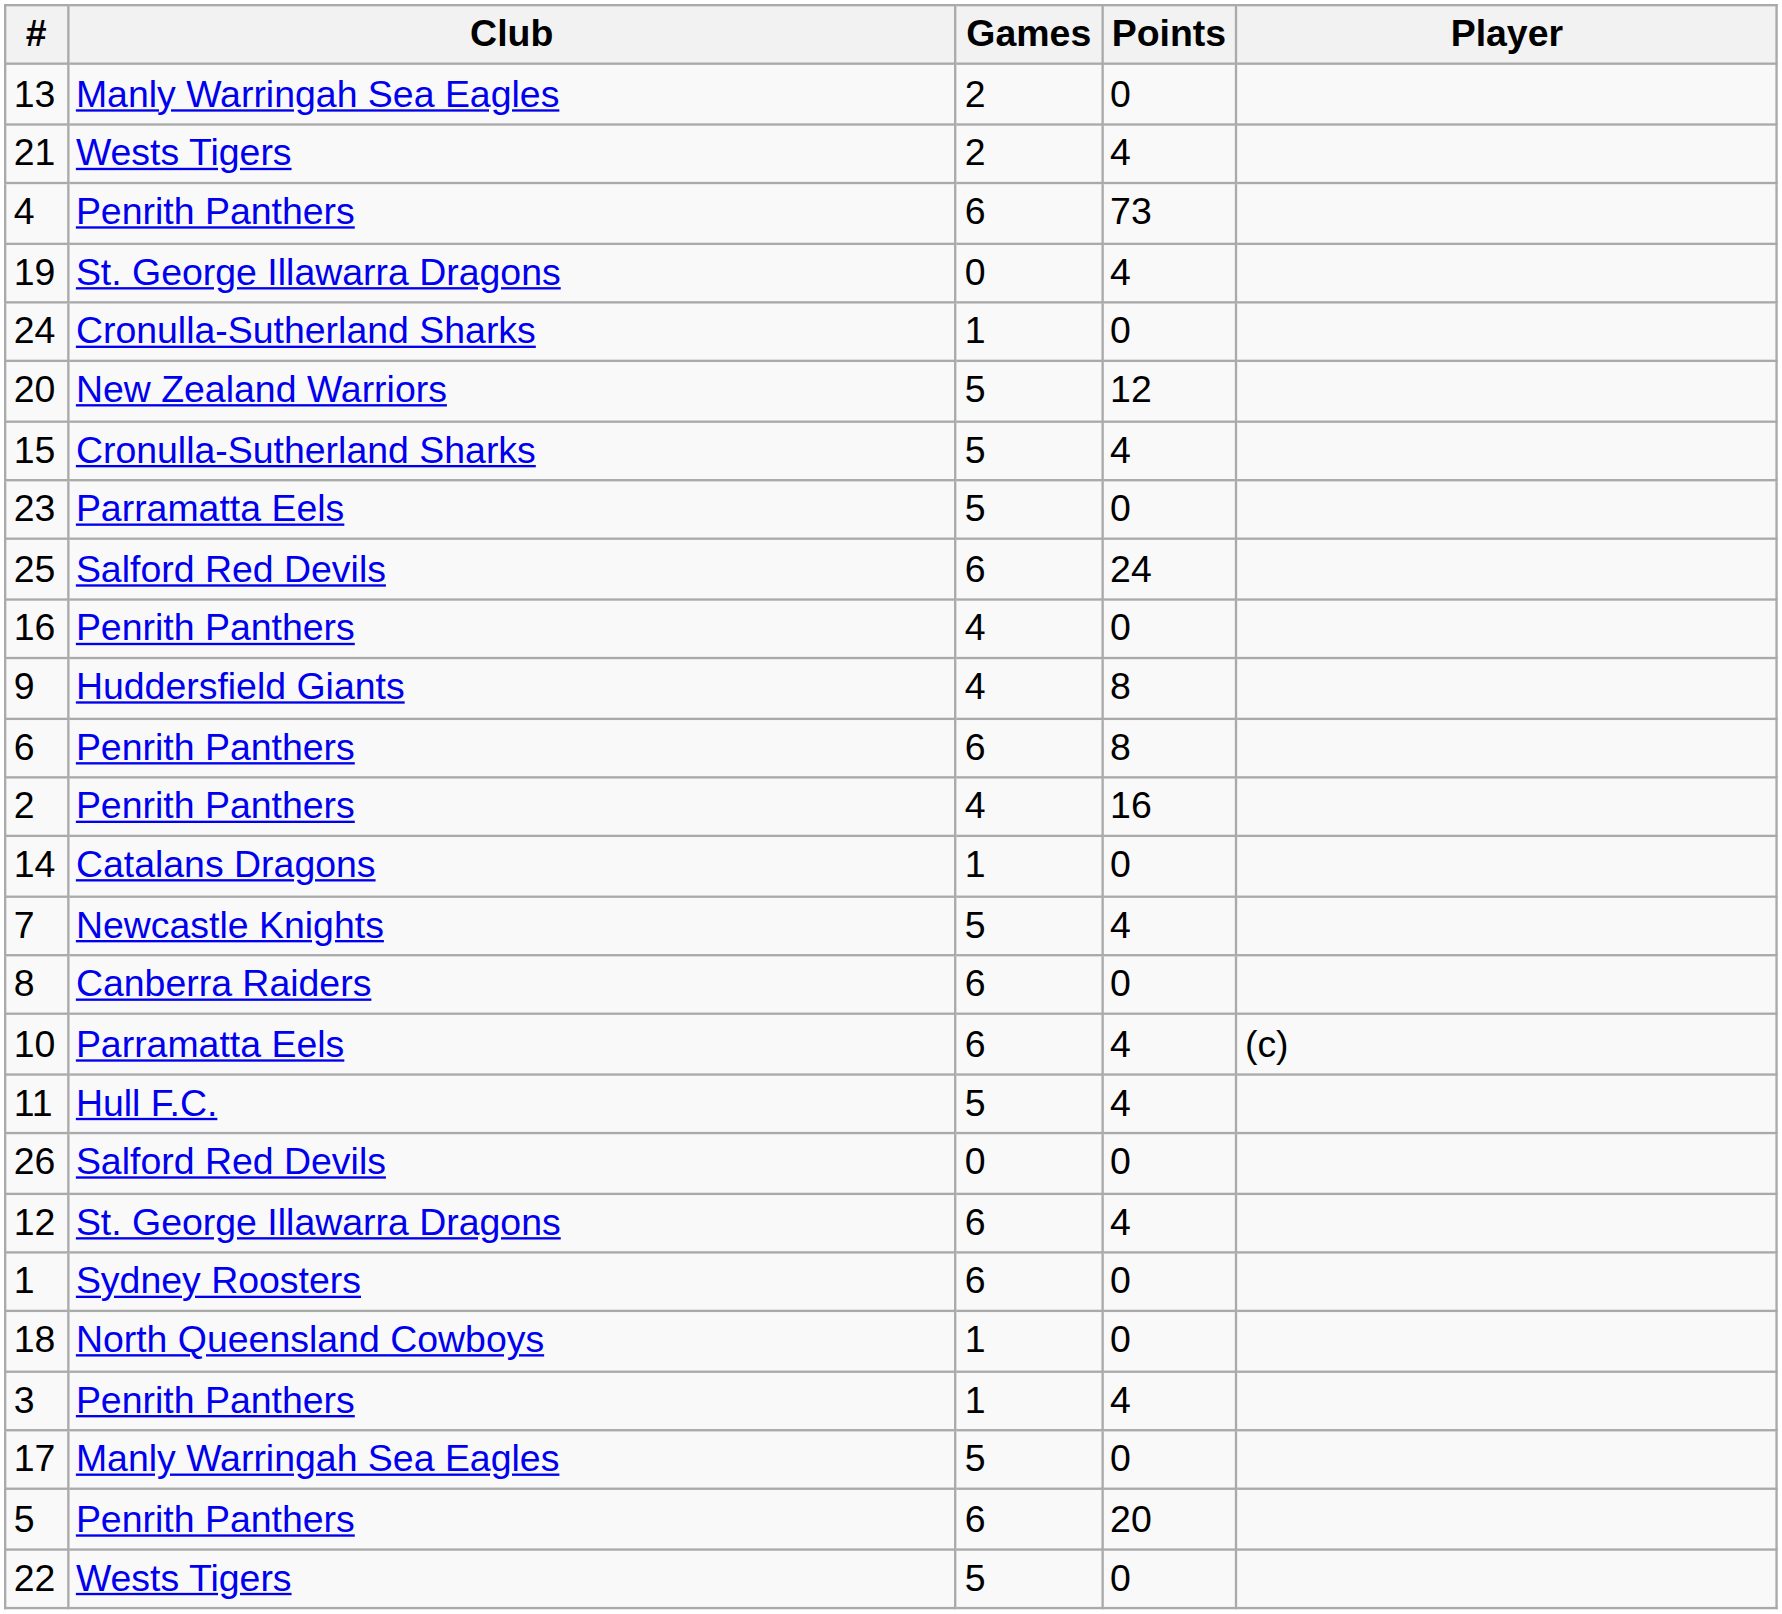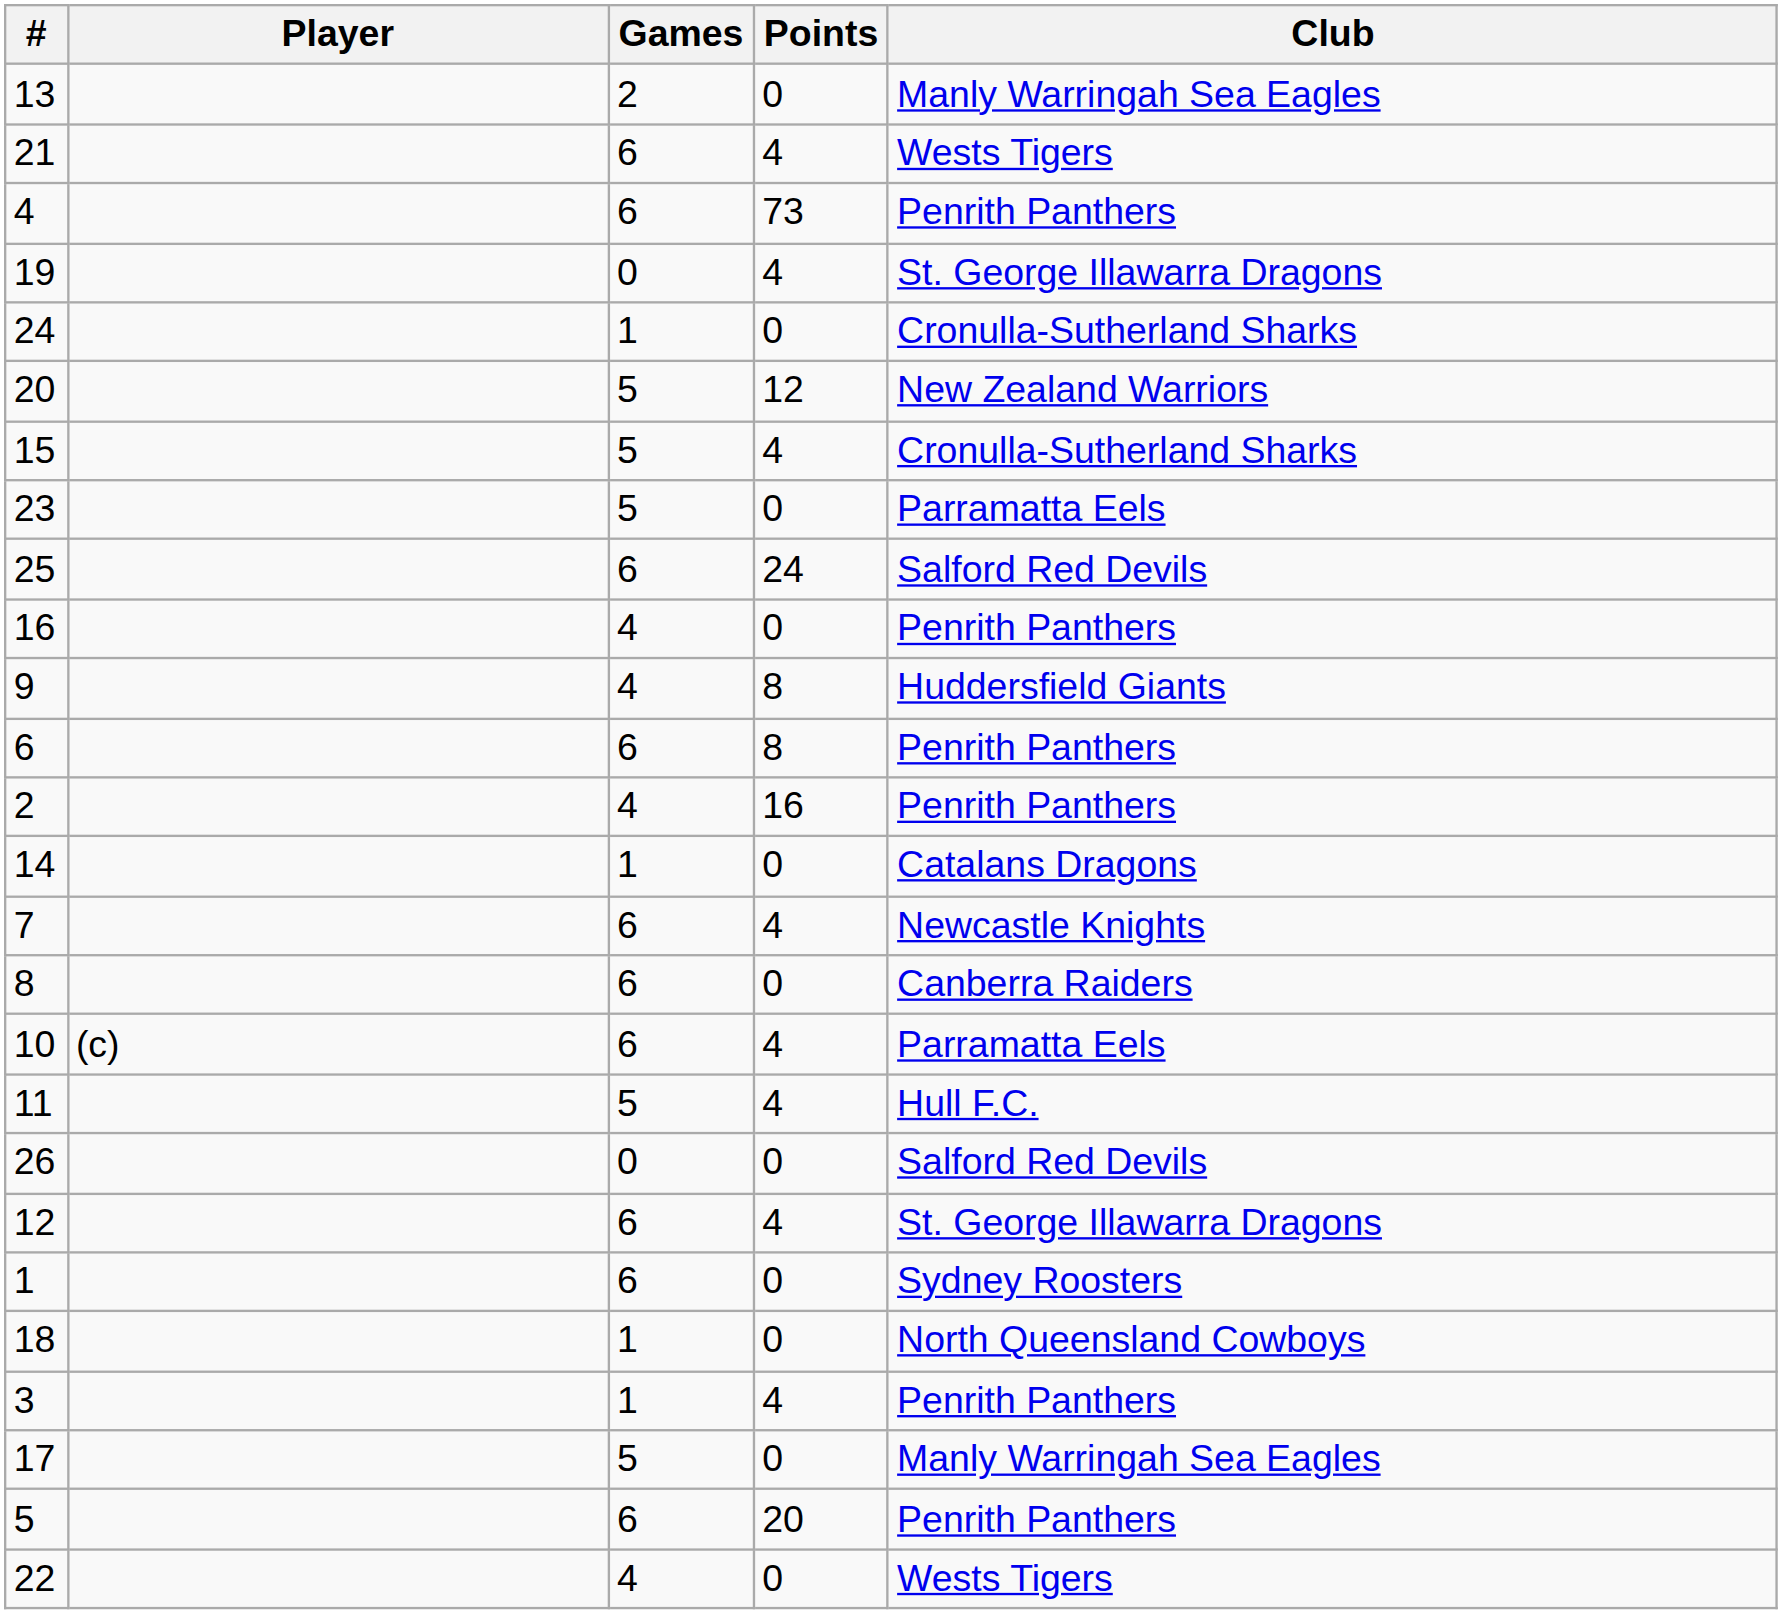columns swapped: (1507, 34) <-> (512, 34)
(975, 152) 2 -> (627, 152) 6
(975, 924) 5 -> (627, 924) 6
(975, 1578) 5 -> (627, 1578) 4
